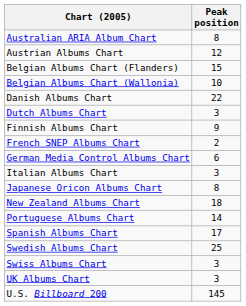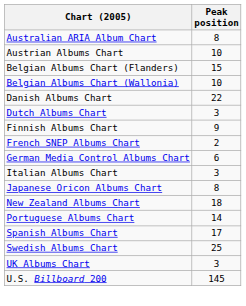(217, 53) 12 -> (217, 53) 10
- row: (57, 263)
